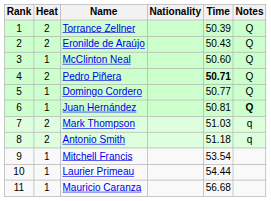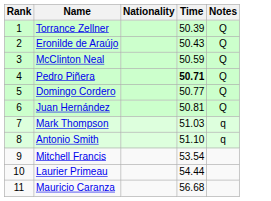- column: (47, 12)
(218, 60) 50.60 -> (192, 60) 50.59
(250, 108) bold -> (223, 108) normal
(218, 140) 51.18 -> (192, 140) 51.10
